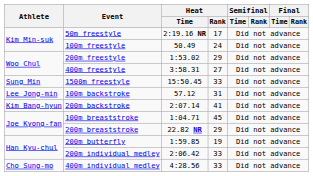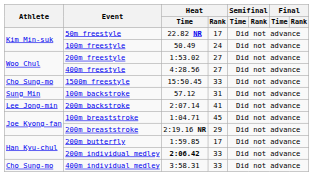(185, 33) 2:19.16 NR -> (185, 33) 22.82 NR
(218, 57) 29 -> (218, 57) 27
(185, 69) 3:58.31 -> (185, 69) 4:28.56
(23, 81) Sung Min -> (30, 81) Cho Sung-mo
(32, 93) Lee Jong-min -> (23, 93) Sung Min
(34, 105) Kim Bang-hyun -> (32, 105) Lee Jong-min
(185, 129) 22.82 NR -> (185, 129) 2:19.16 NR
(218, 141) 19 -> (218, 141) 17
(185, 153) normal -> (185, 153) bold
(185, 165) 4:28.56 -> (185, 165) 3:58.31
